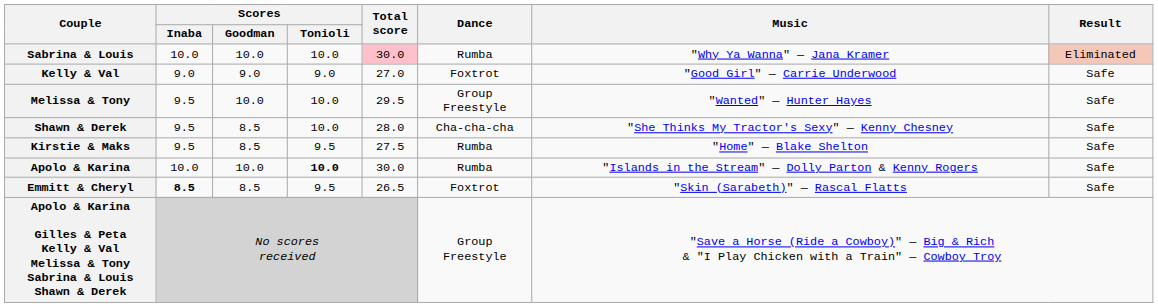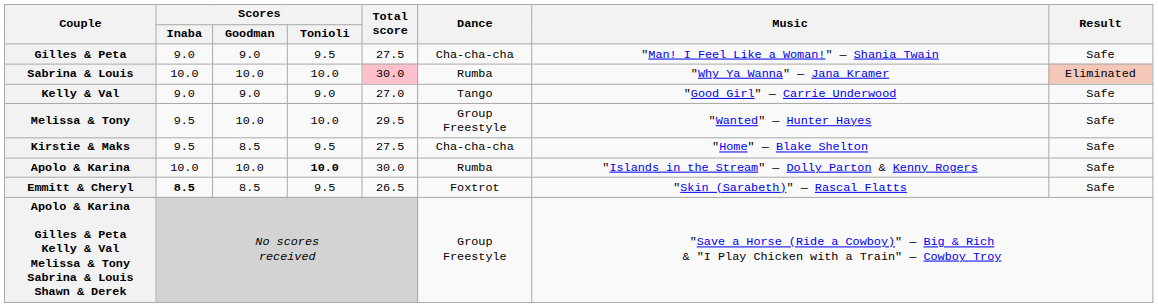+ row: (80, 54)
(475, 74) Foxtrot -> (475, 94) Tango
- row: (80, 128)
(475, 147) Rumba -> (475, 147) Cha-cha-cha
